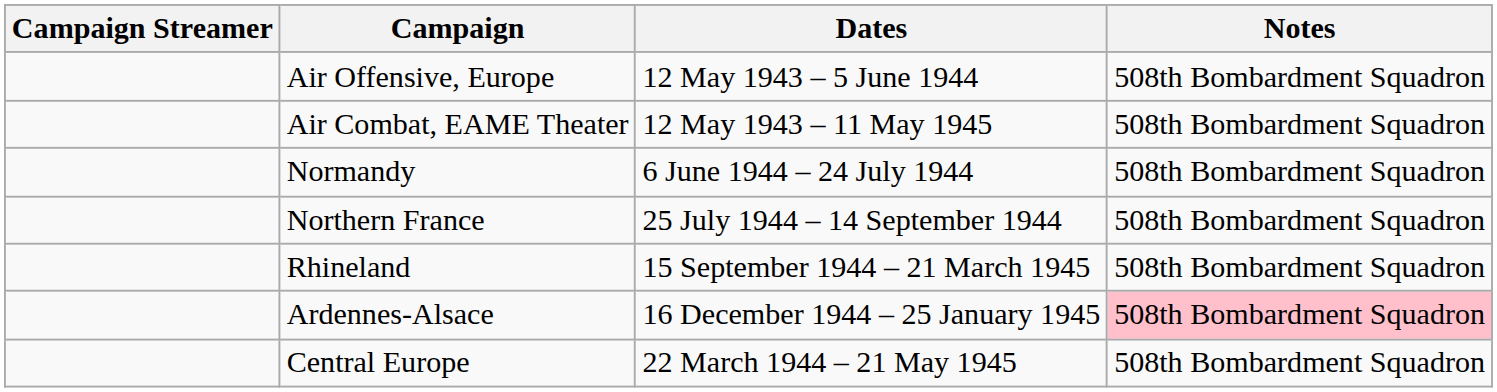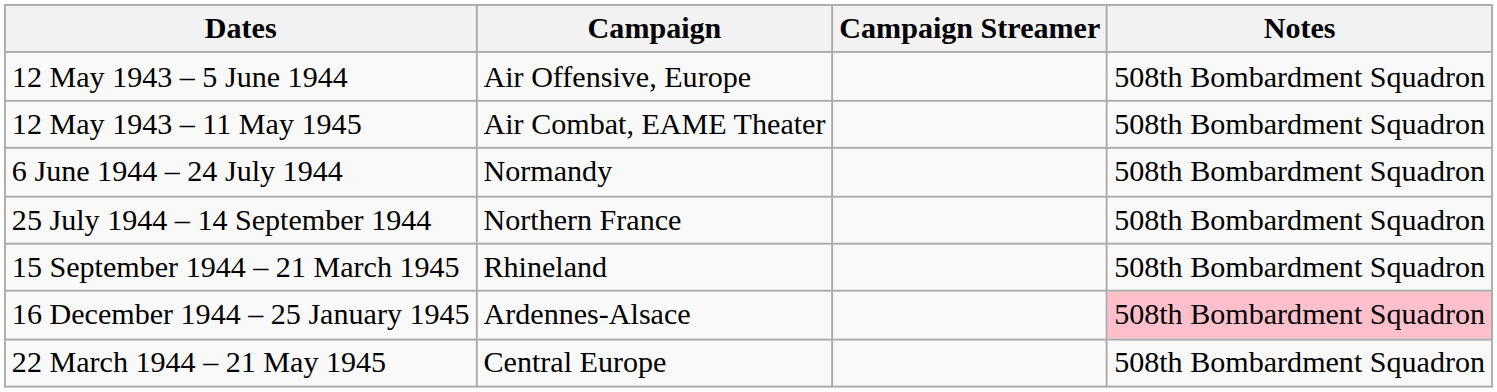columns swapped: (142, 28) <-> (871, 28)
